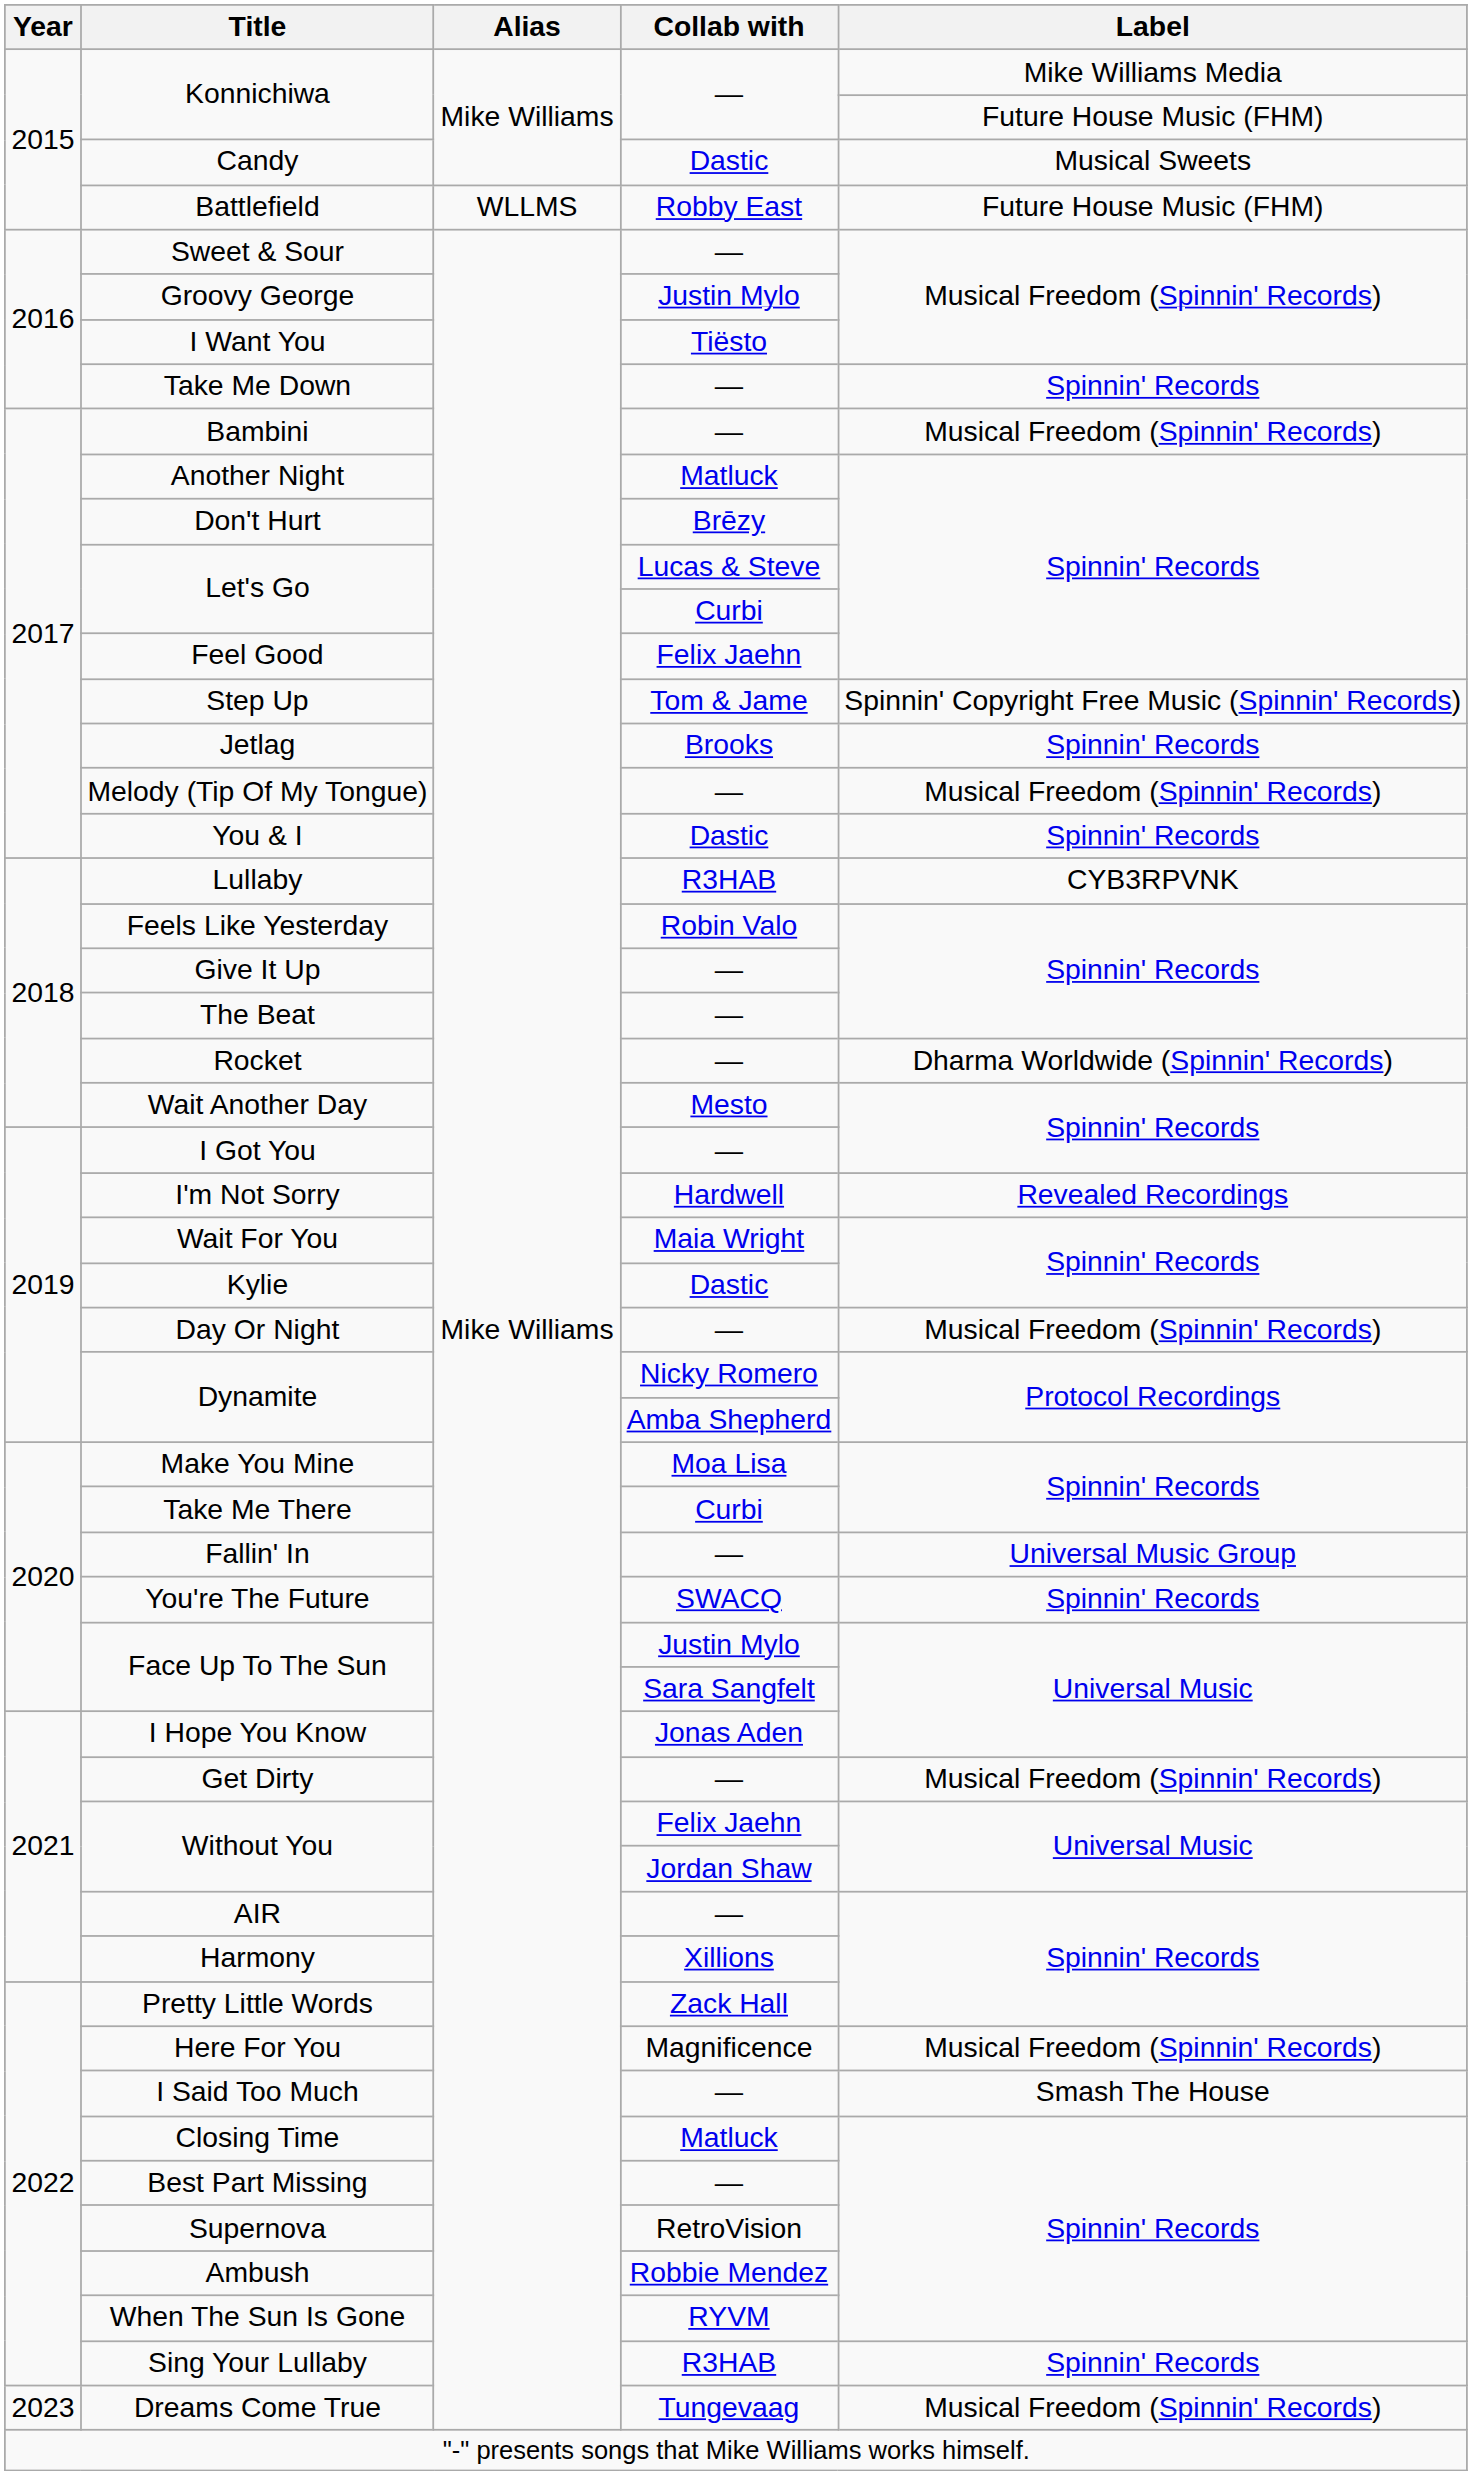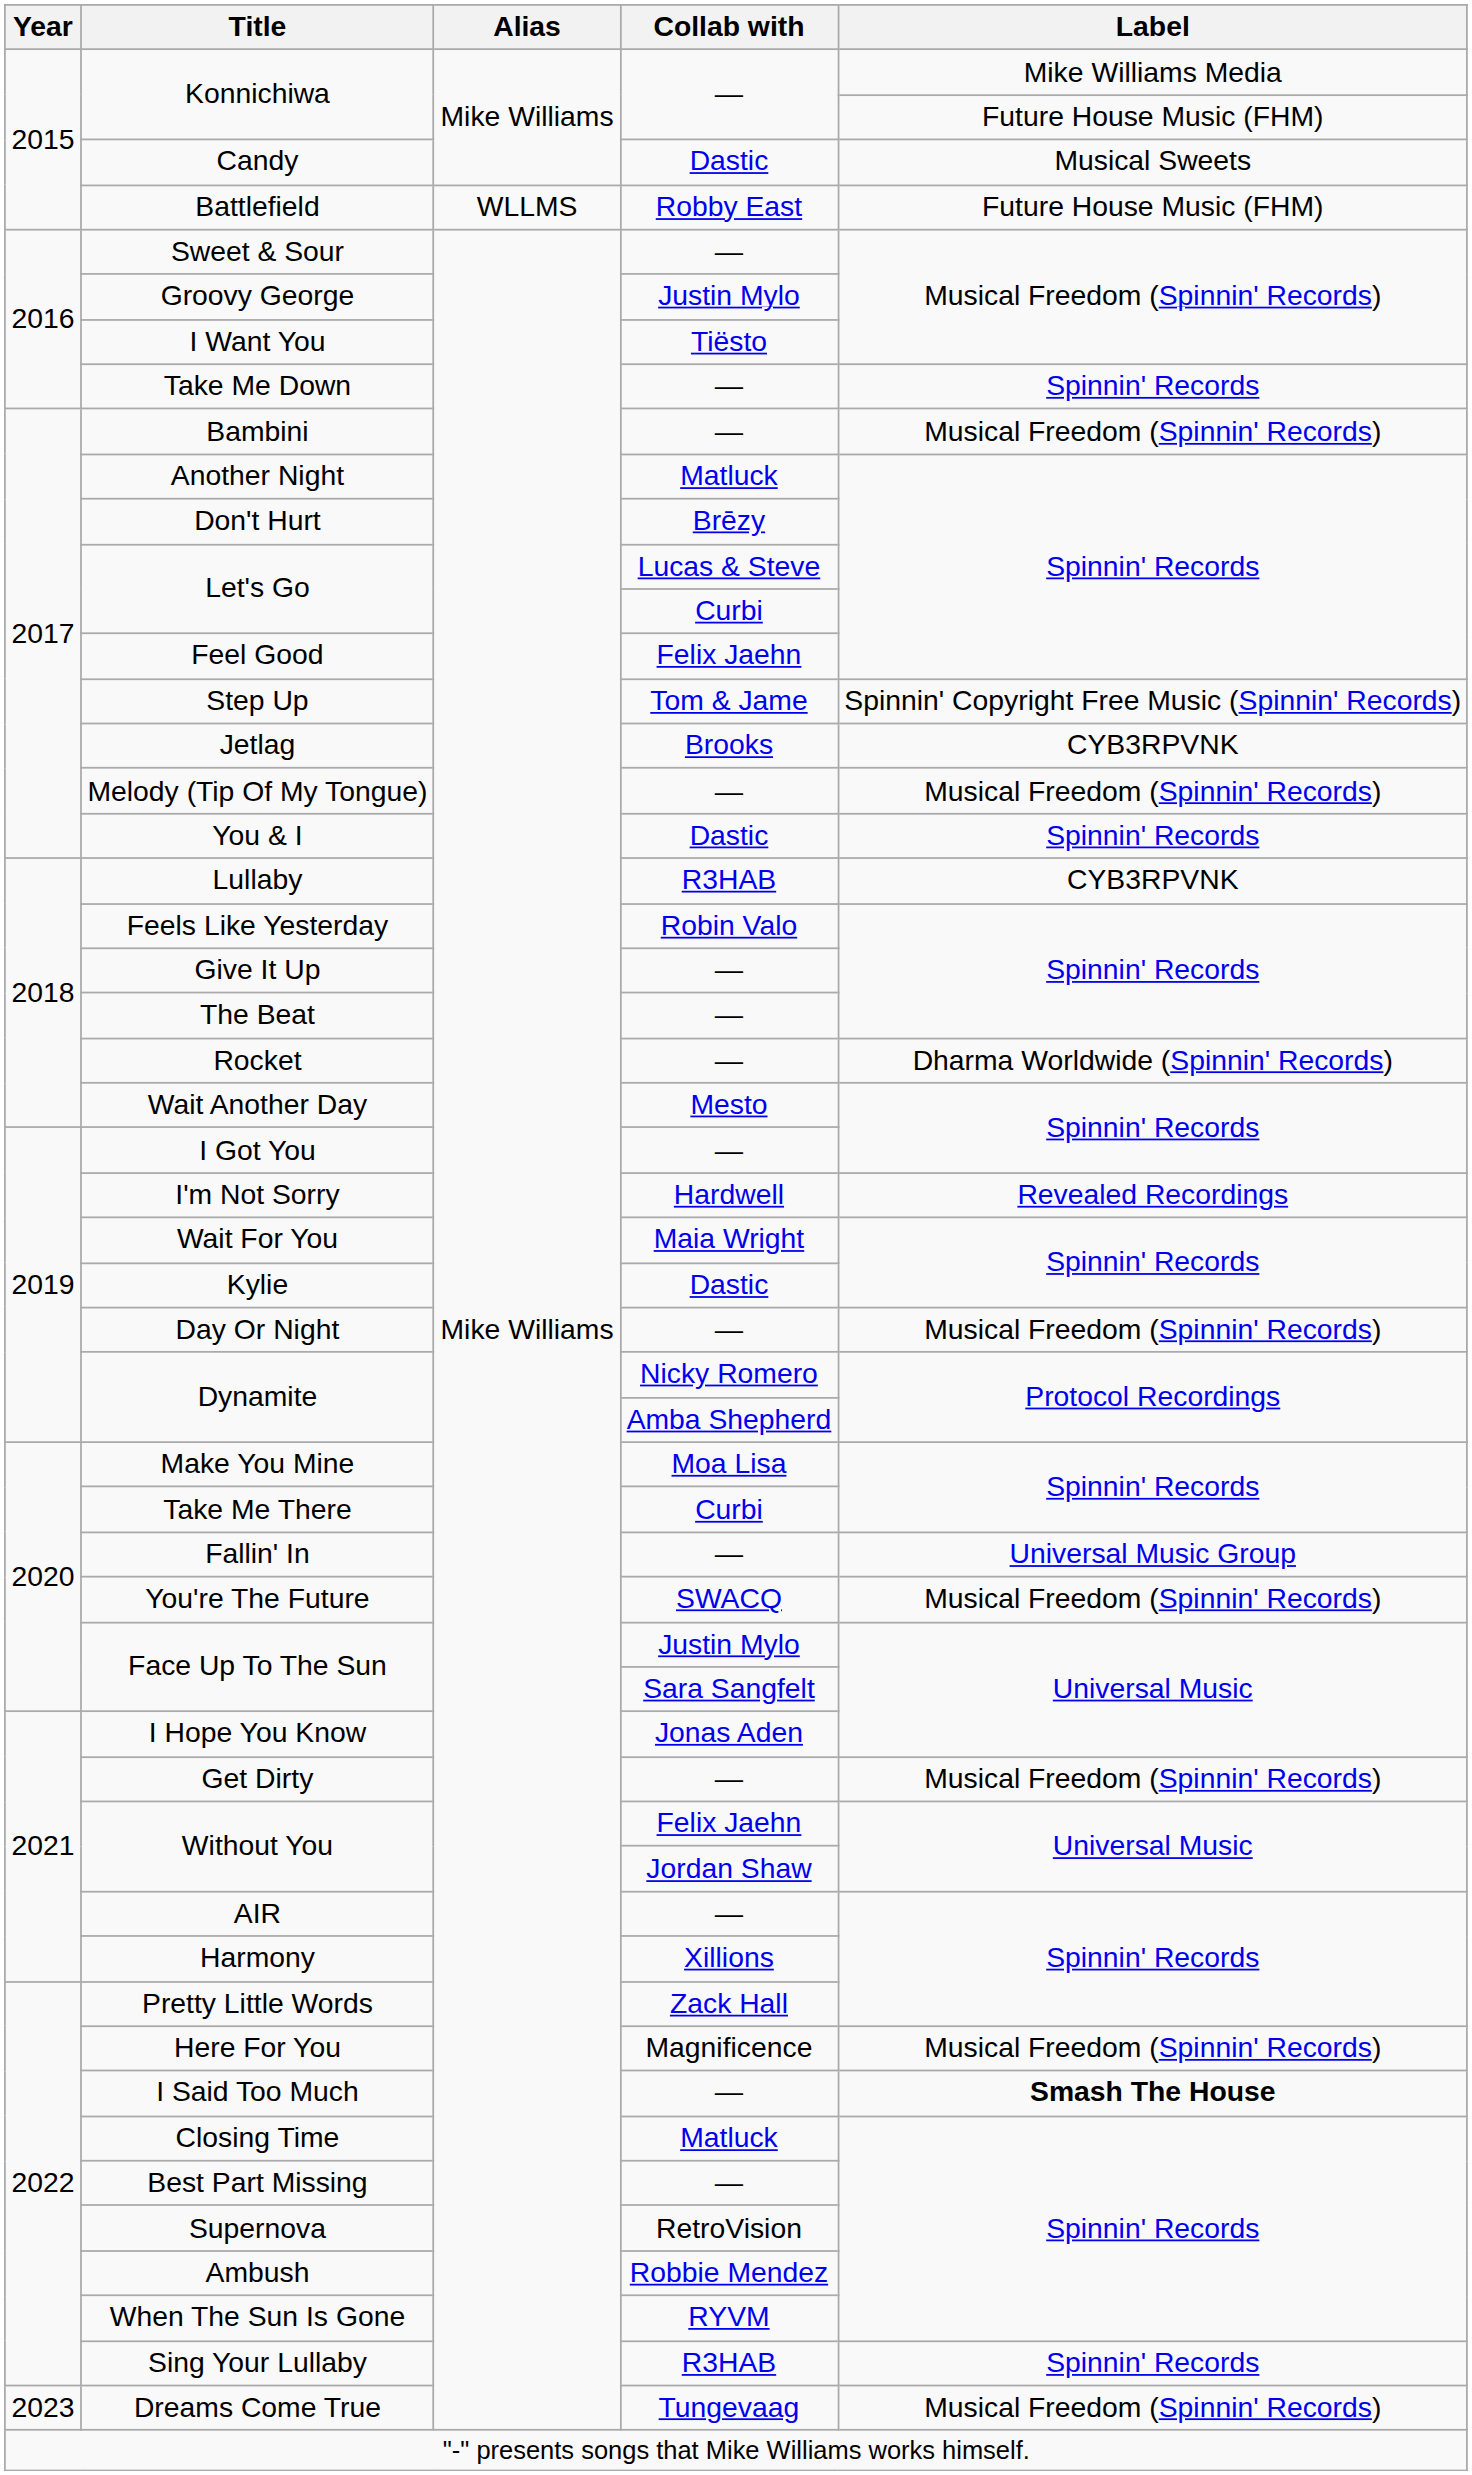(1153, 745) Spinnin' Records -> (1153, 745) CYB3RPVNK
(1153, 1598) Spinnin' Records -> (1153, 1598) Musical Freedom (Spinnin' Records)
(1153, 2092) normal -> (1153, 2092) bold
